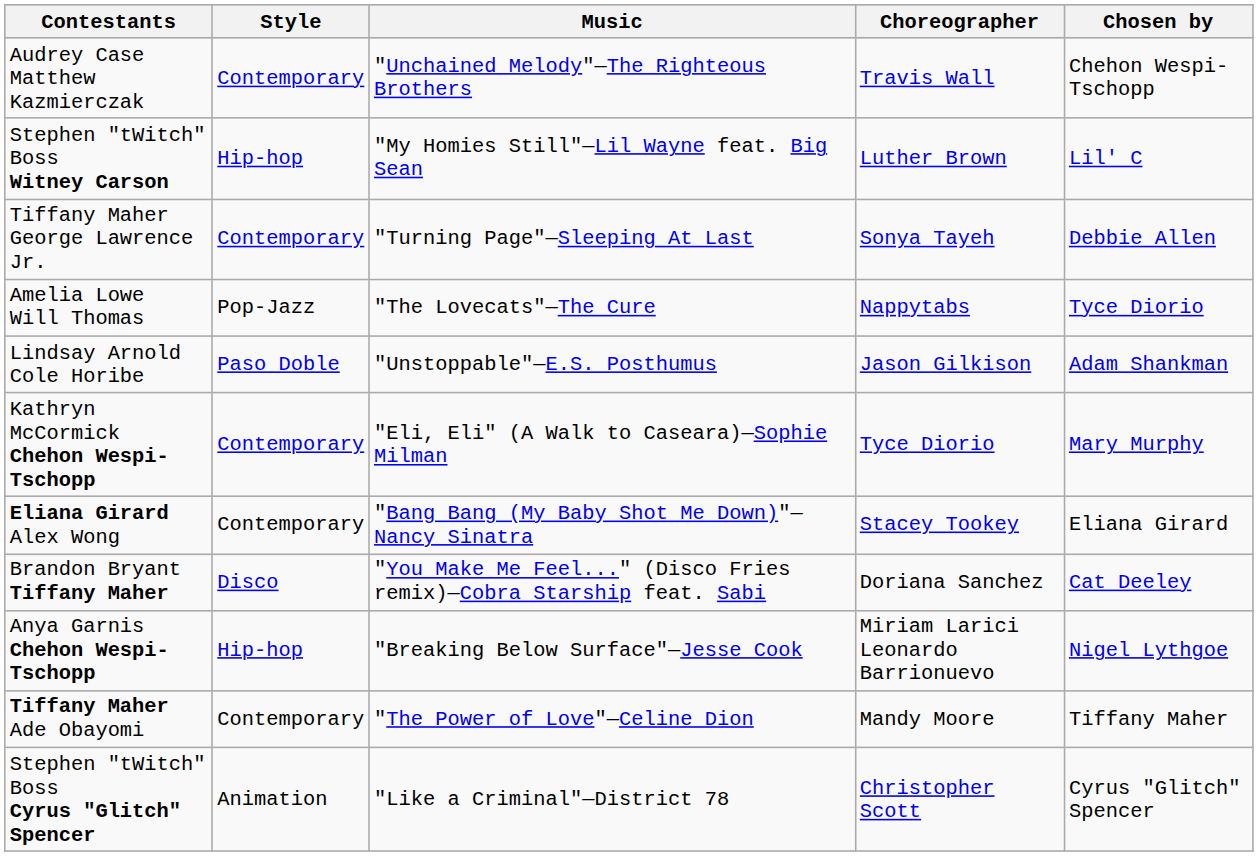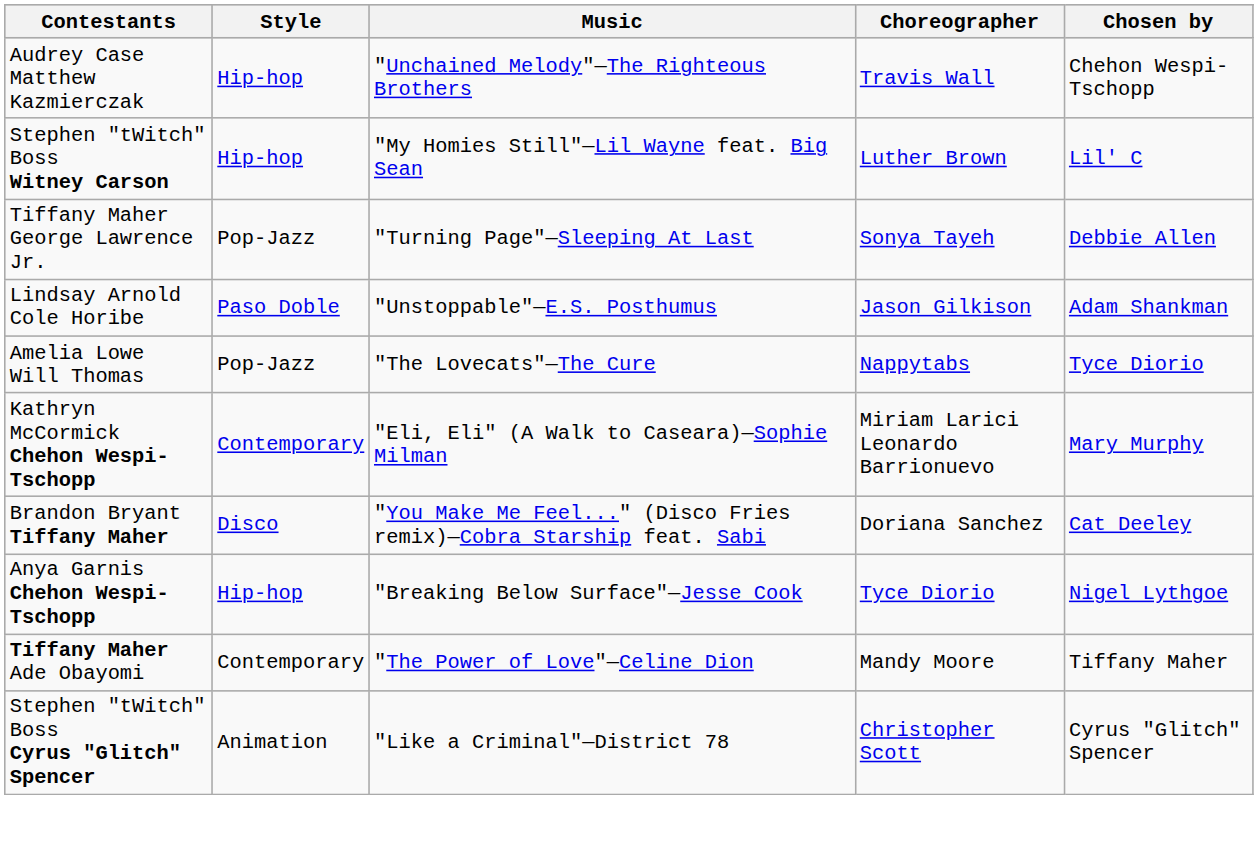(291, 78) Contemporary -> (260, 78) Hip-hop
(291, 239) Contemporary -> (266, 239) Pop-Jazz
rows swapped: (95, 364) <-> (77, 308)
(927, 445) Tyce Diorio -> (939, 445) Miriam Larici Leonardo Barrionuevo
- row: (89, 525)
(939, 650) Miriam Larici Leonardo Barrionuevo -> (927, 594) Tyce Diorio
